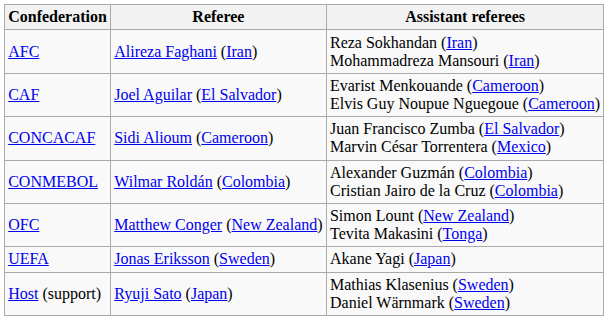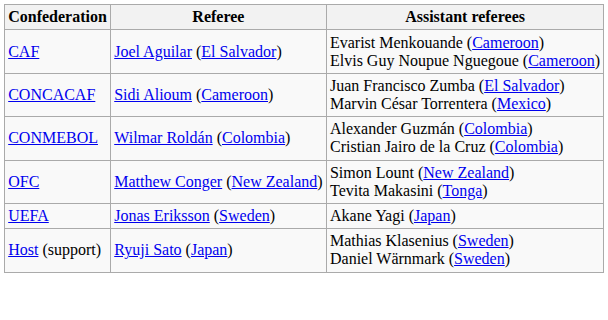- row: (24, 51)
